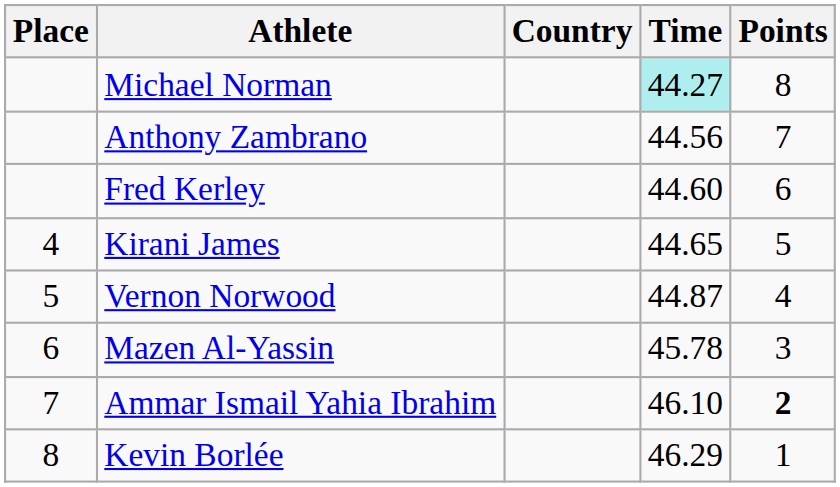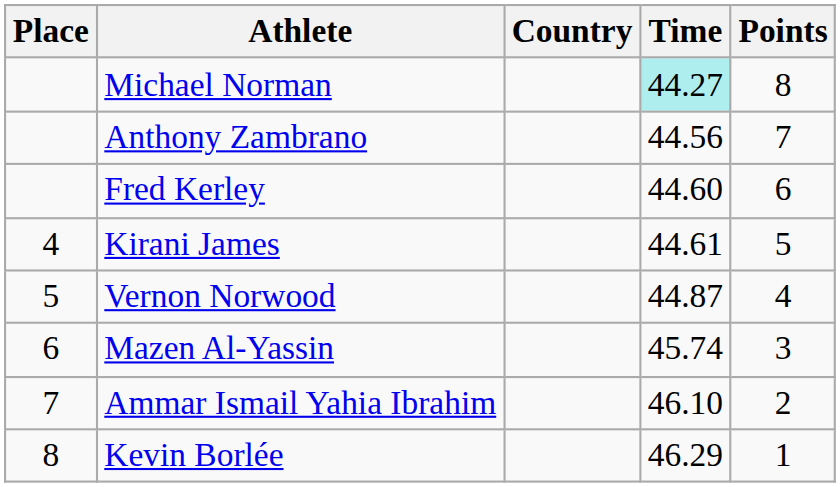(685, 243) 44.65 -> (685, 243) 44.61
(685, 349) 45.78 -> (685, 349) 45.74
(783, 402) bold -> (783, 402) normal
